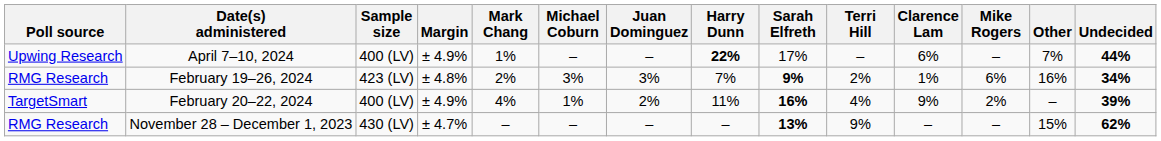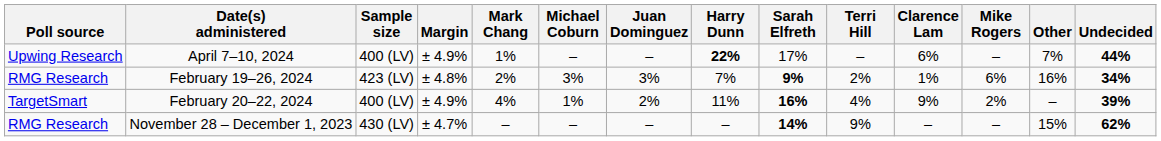(793, 124) 13% -> (793, 124) 14%
